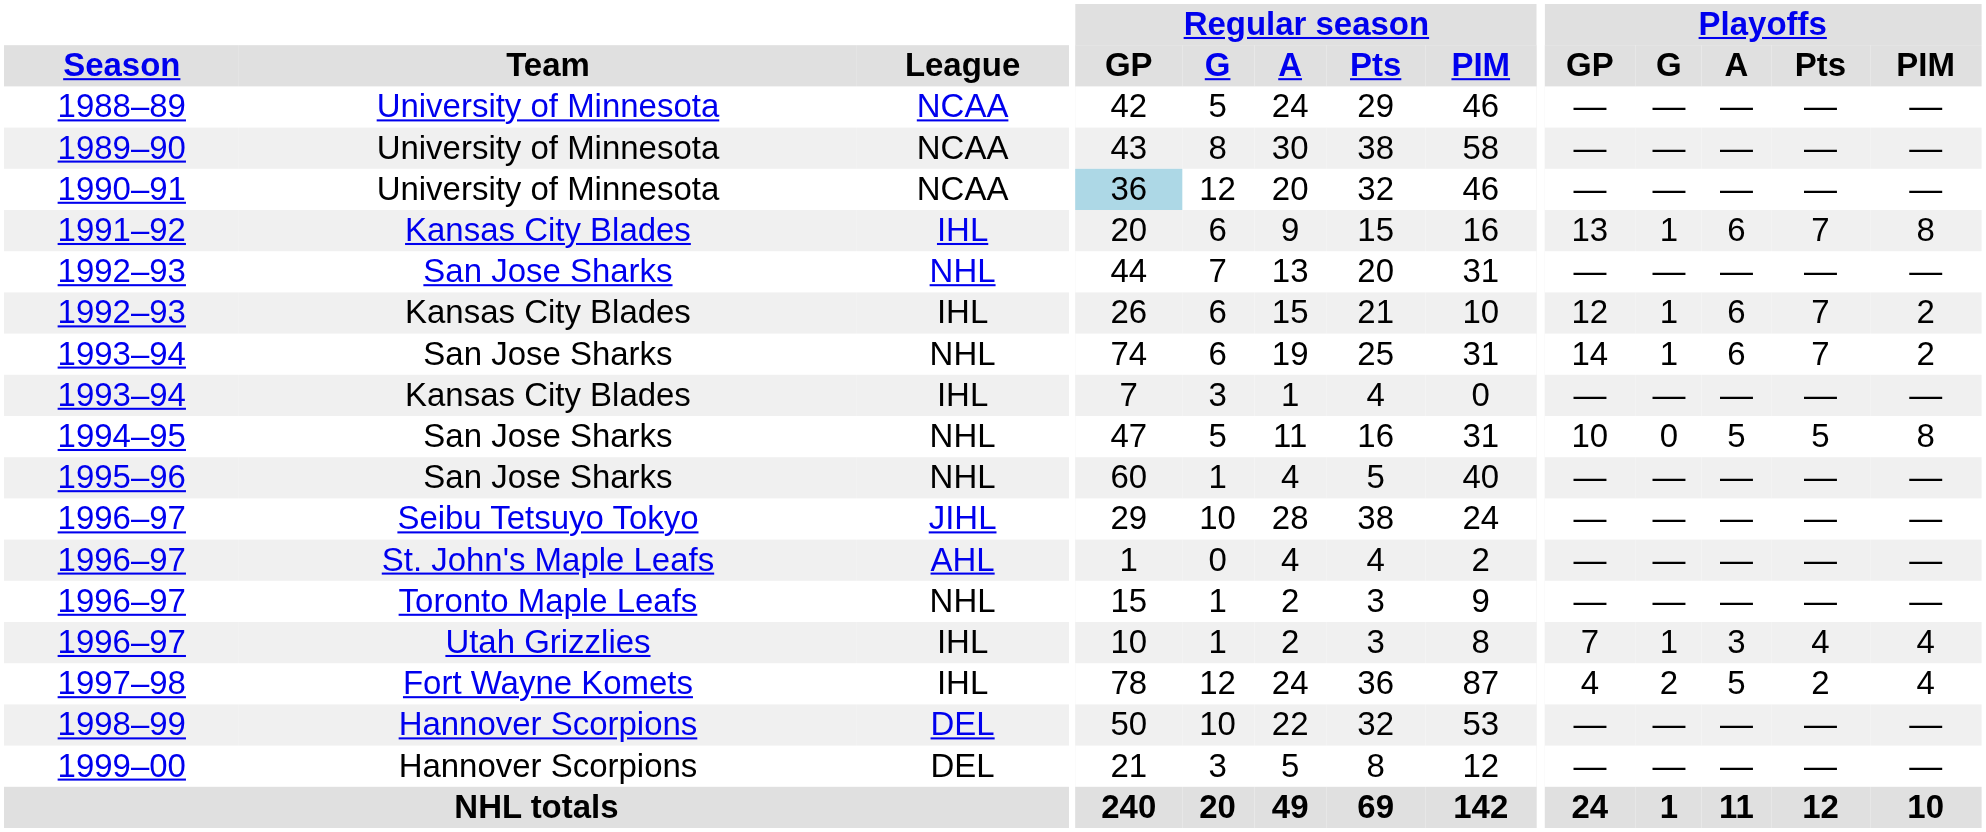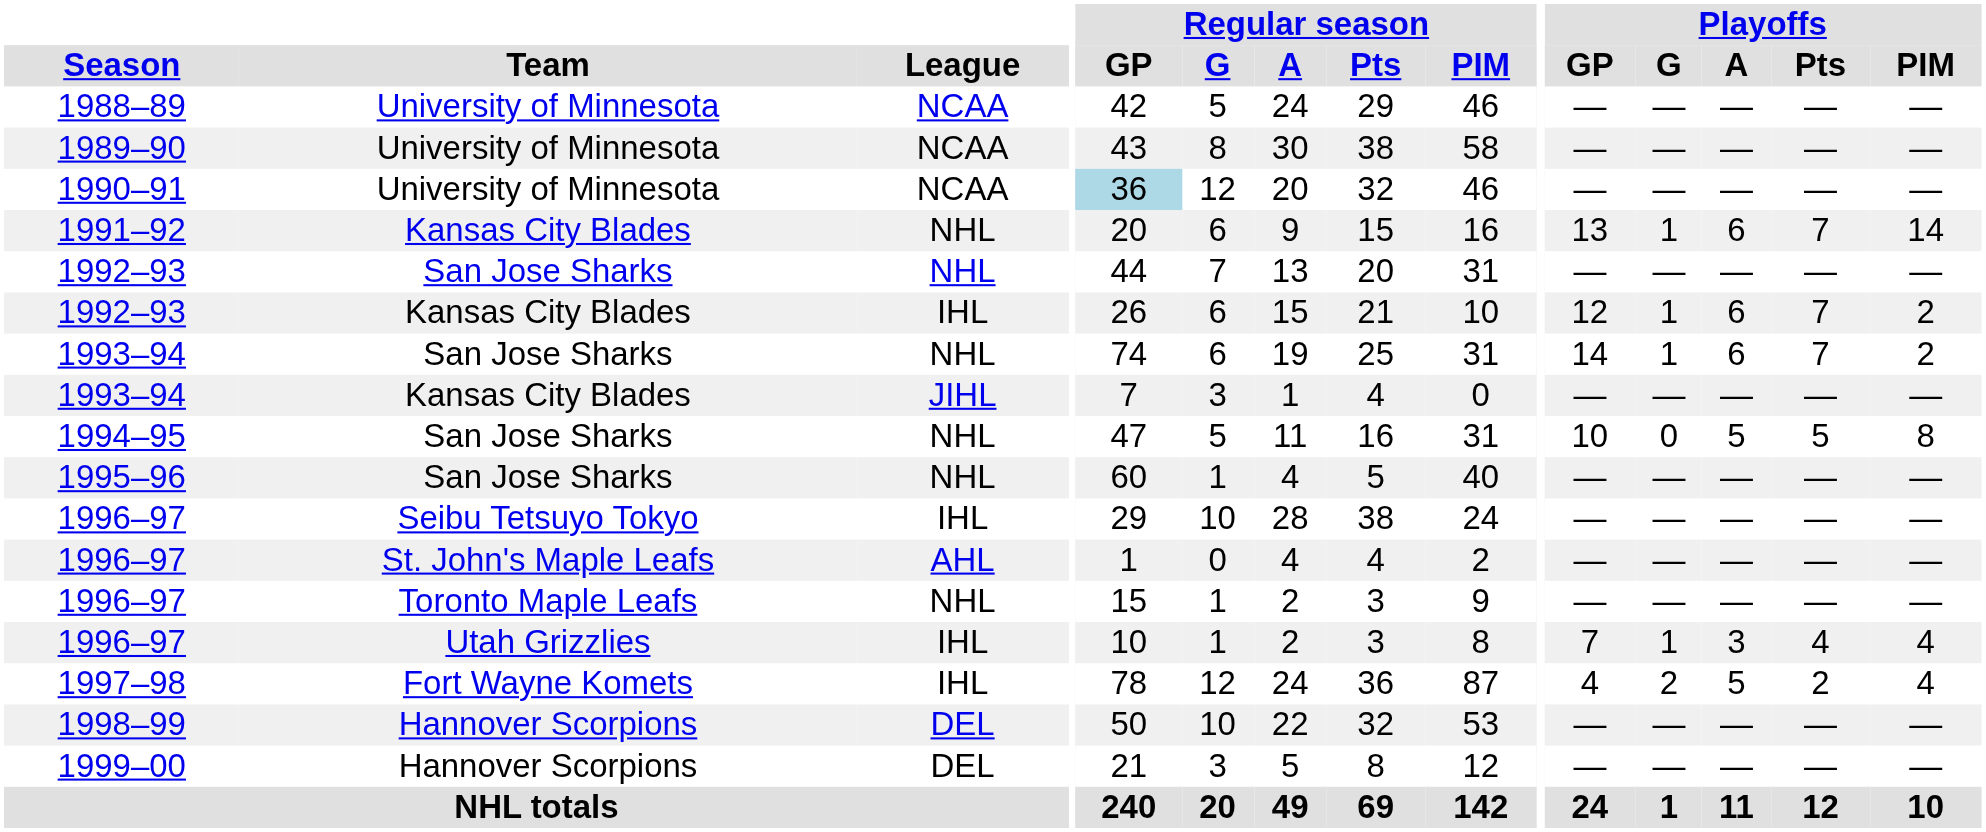(963, 230) IHL -> (963, 230) NHL
(1926, 230) 8 -> (1926, 230) 14
(963, 394) IHL -> (963, 394) JIHL
(963, 518) JIHL -> (963, 518) IHL
